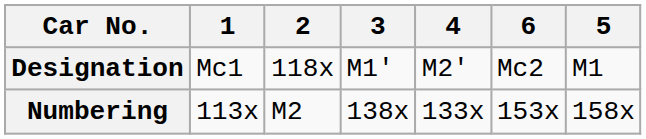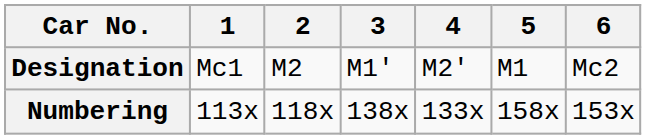columns swapped: (603, 26) <-> (528, 26)
(303, 69) 118x -> (287, 69) M2
(287, 111) M2 -> (303, 111) 118x
